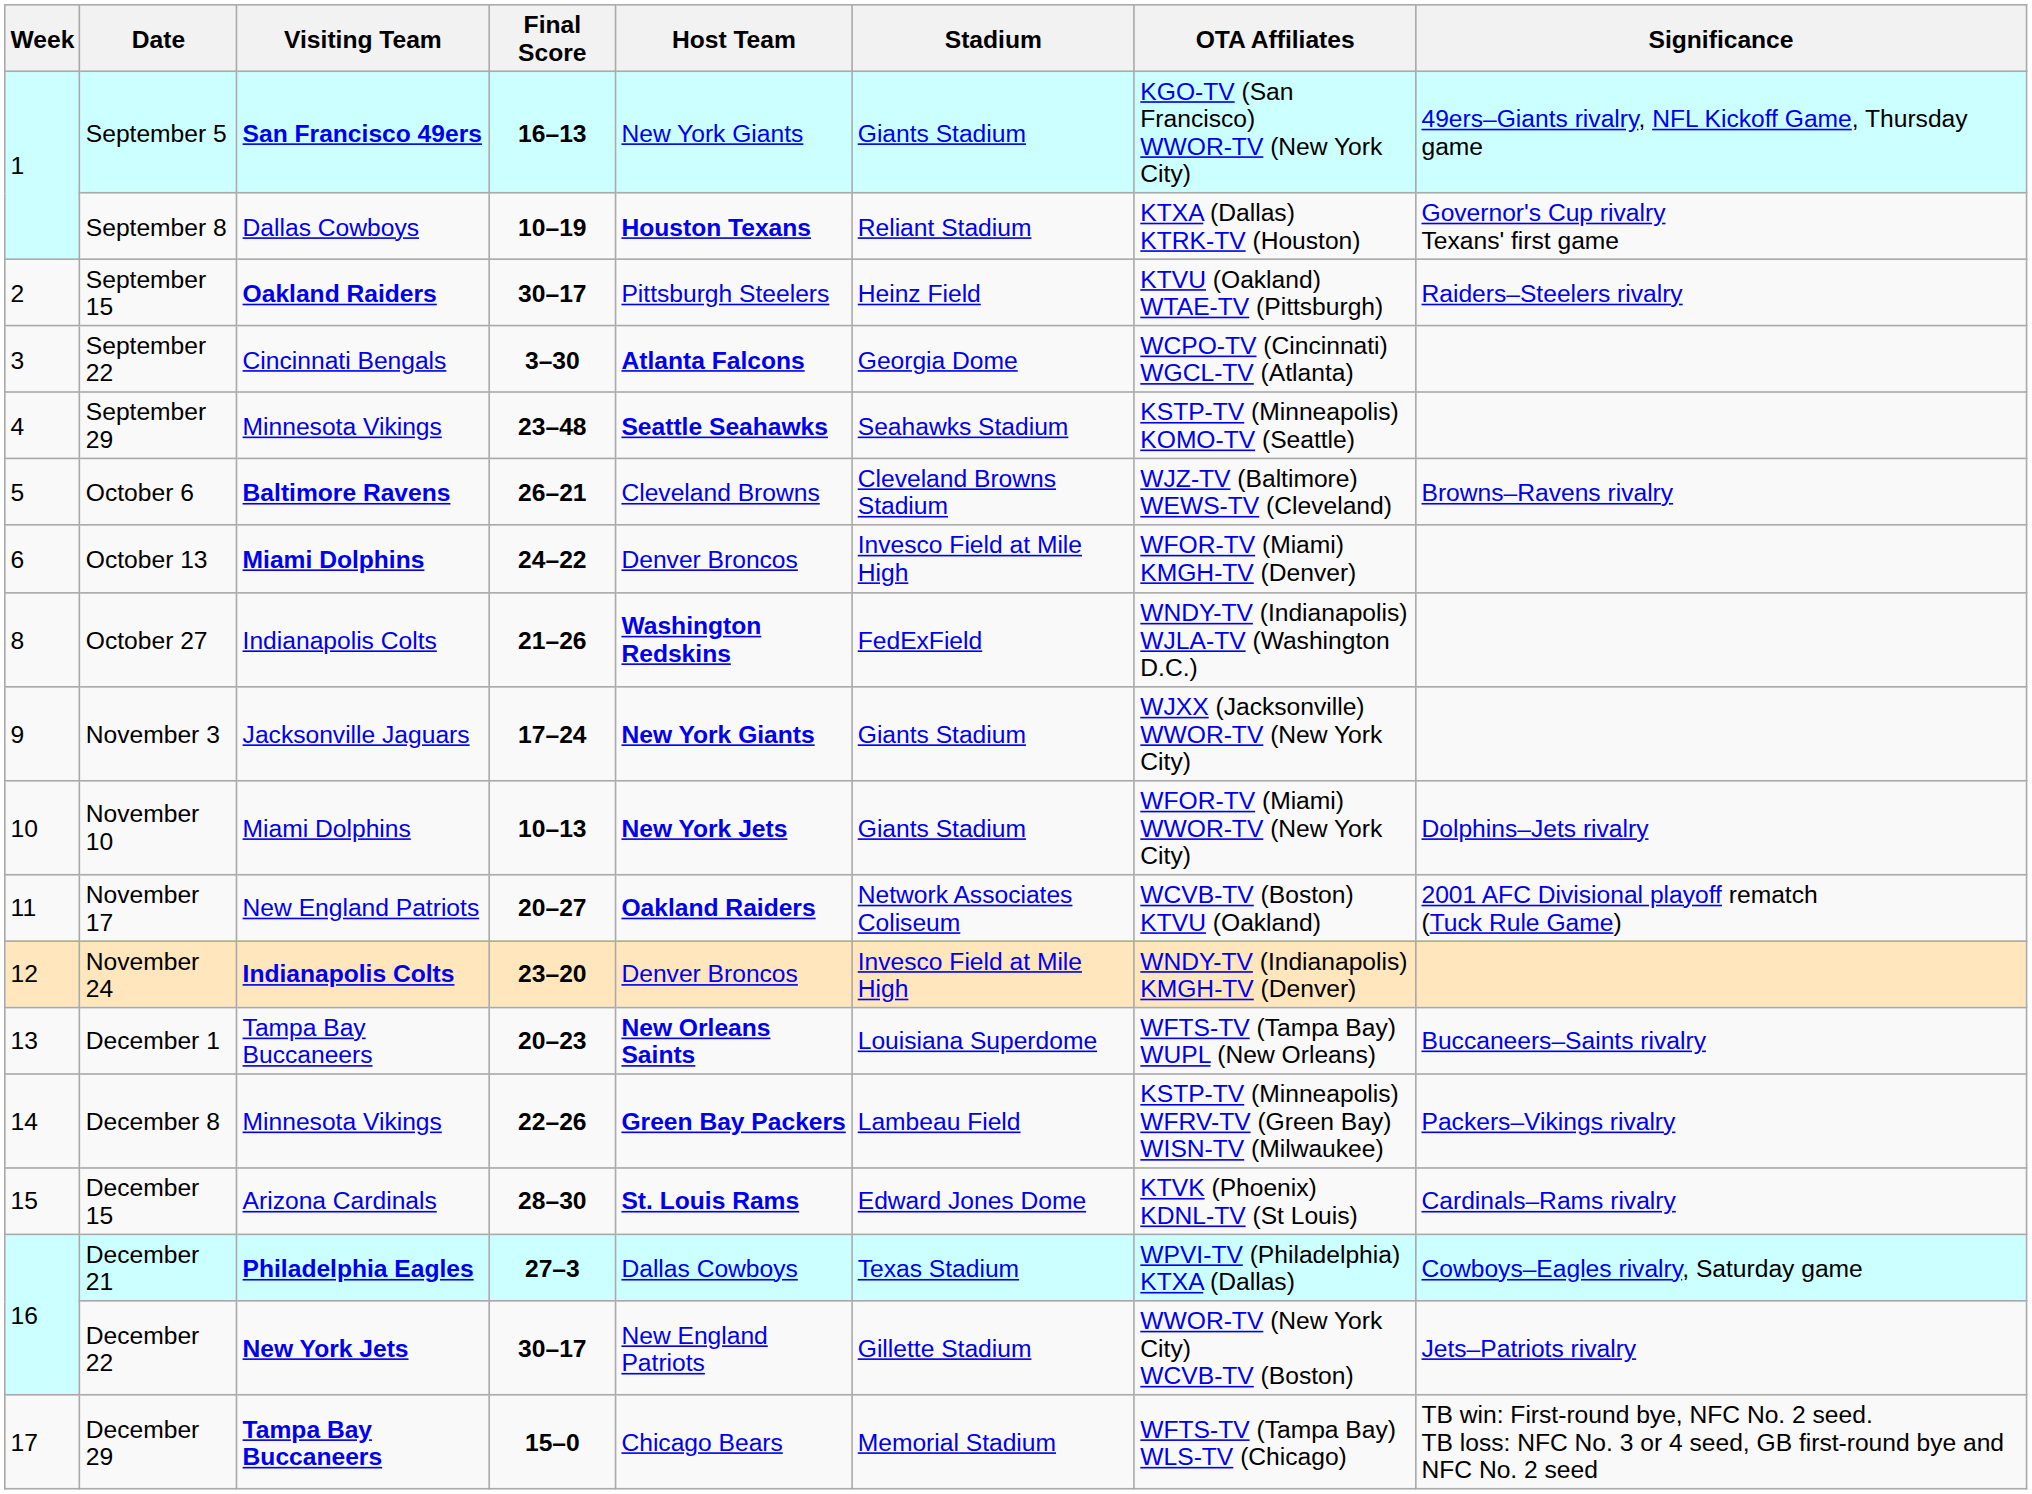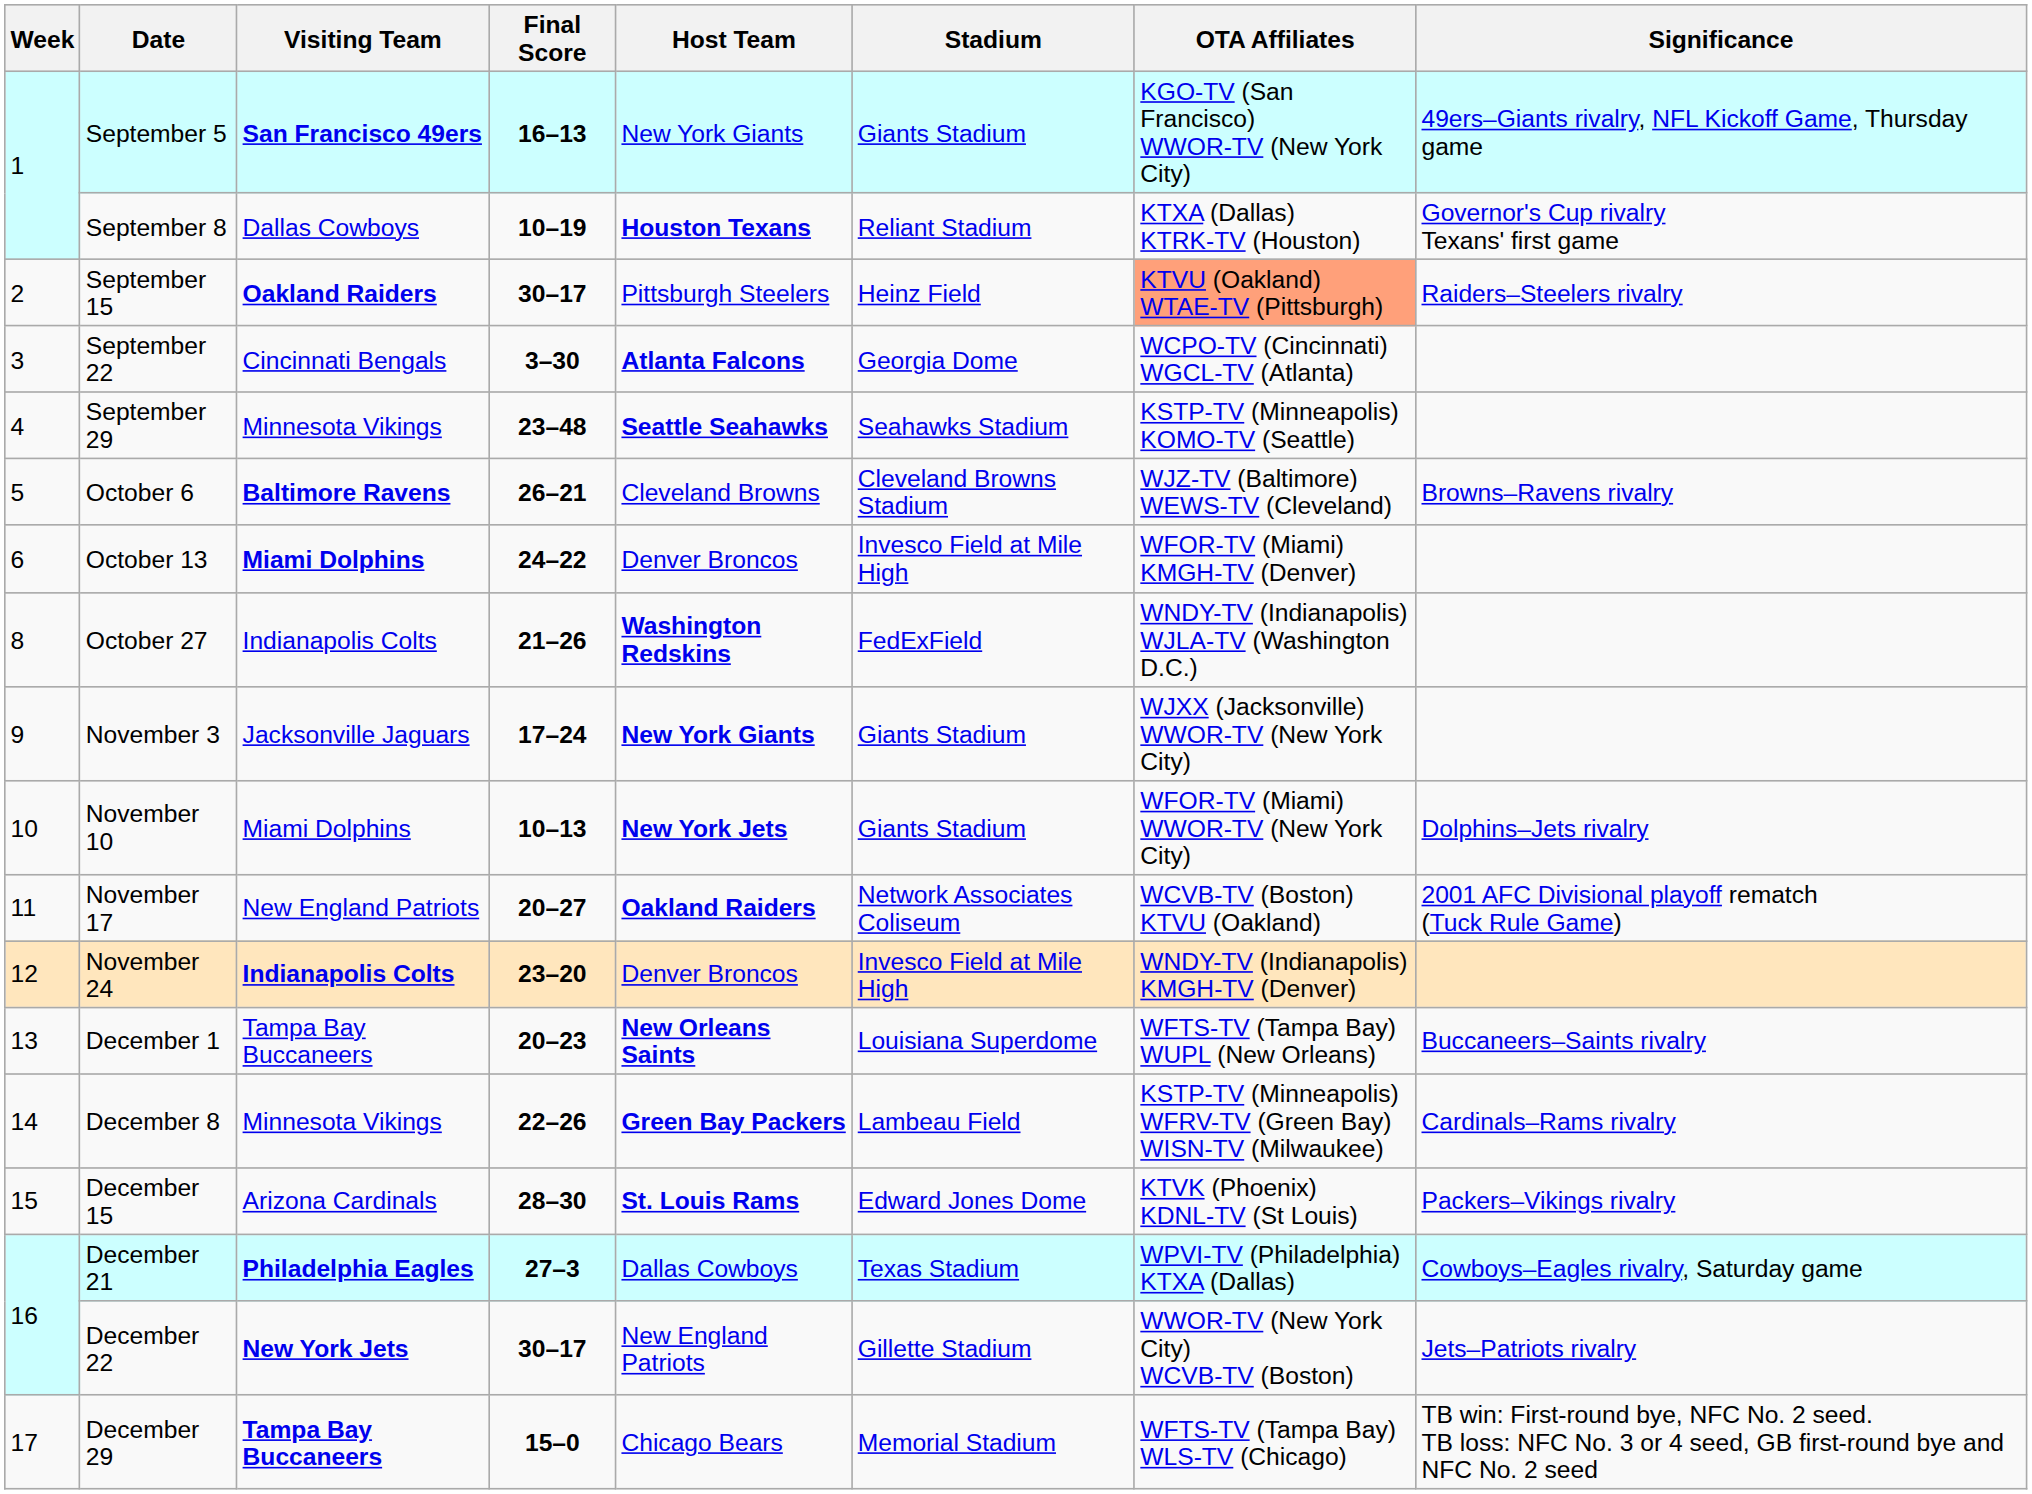(1262, 293) no background -> (1262, 293) lightsalmon background
(1548, 1121) Packers–Vikings rivalry -> (1549, 1121) Cardinals–Rams rivalry
(1549, 1201) Cardinals–Rams rivalry -> (1548, 1201) Packers–Vikings rivalry
